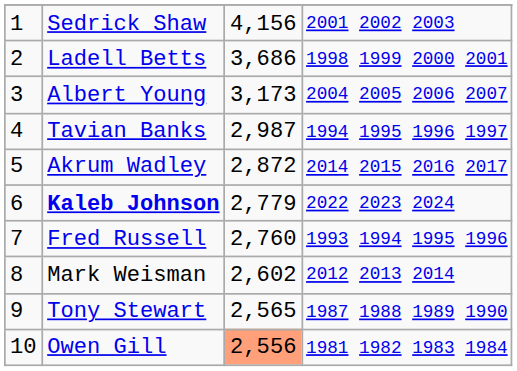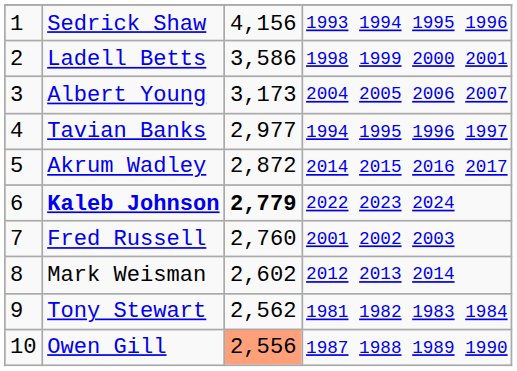(380, 23) 2001 2002 2003 -> (407, 23) 1993 1994 1995 1996
(263, 59) 3,686 -> (263, 59) 3,586
(263, 131) 2,987 -> (263, 131) 2,977
(263, 203) normal -> (263, 203) bold
(407, 239) 1993 1994 1995 1996 -> (380, 239) 2001 2002 2003
(263, 311) 2,565 -> (263, 311) 2,562
(407, 311) 1987 1988 1989 1990 -> (407, 311) 1981 1982 1983 1984
(407, 347) 1981 1982 1983 1984 -> (407, 347) 1987 1988 1989 1990
